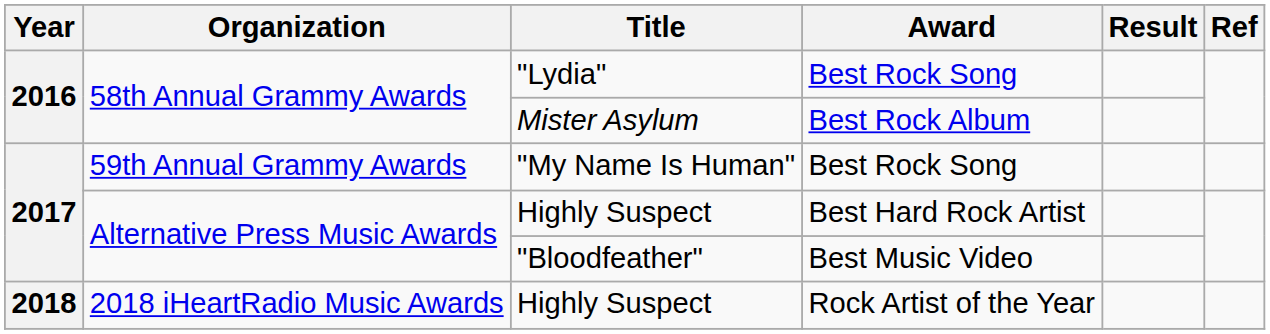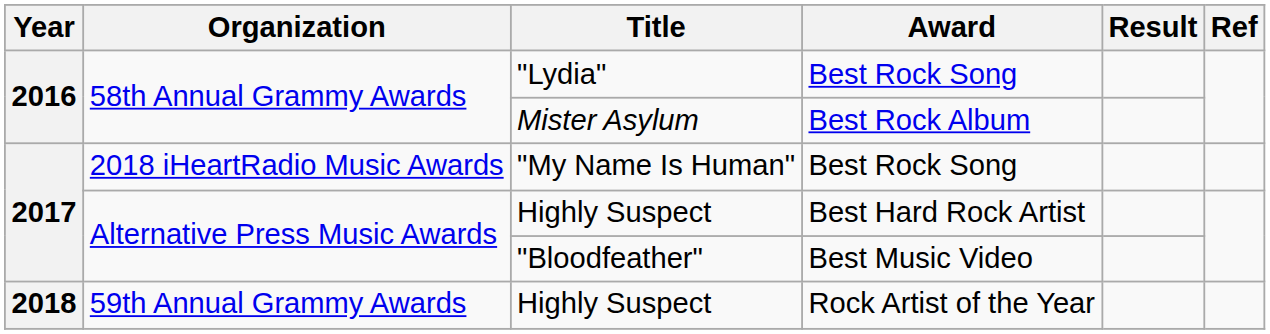(278, 166) 59th Annual Grammy Awards -> (297, 166) 2018 iHeartRadio Music Awards
(297, 304) 2018 iHeartRadio Music Awards -> (278, 304) 59th Annual Grammy Awards
